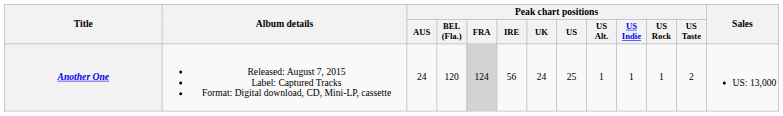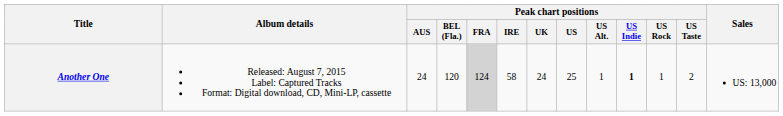(512, 77) 56 -> (512, 77) 58
(631, 77) normal -> (631, 77) bold
